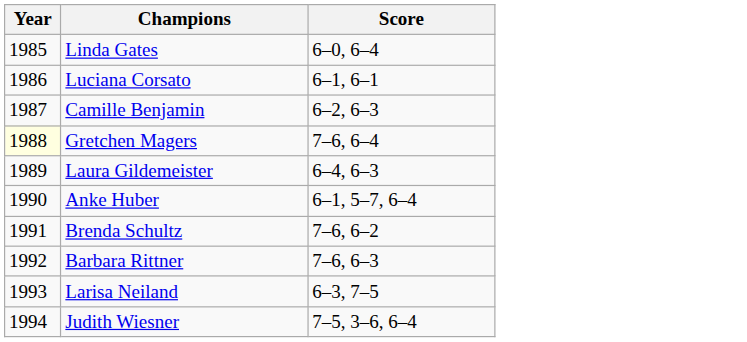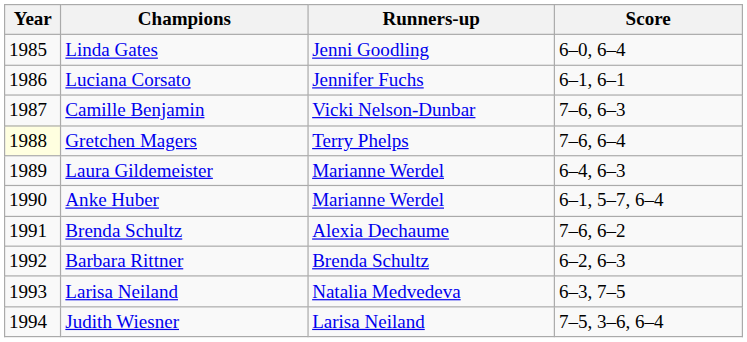+ column: (431, 19)
(345, 110) 6–2, 6–3 -> (592, 110) 7–6, 6–3
(345, 261) 7–6, 6–3 -> (592, 261) 6–2, 6–3
